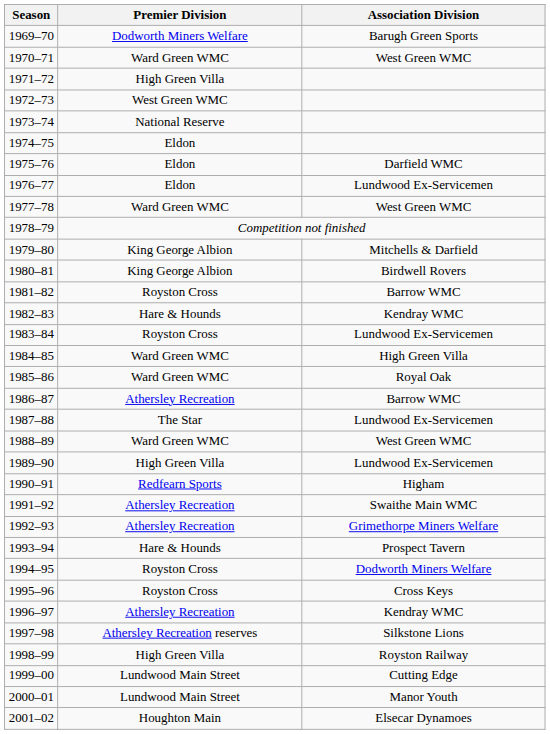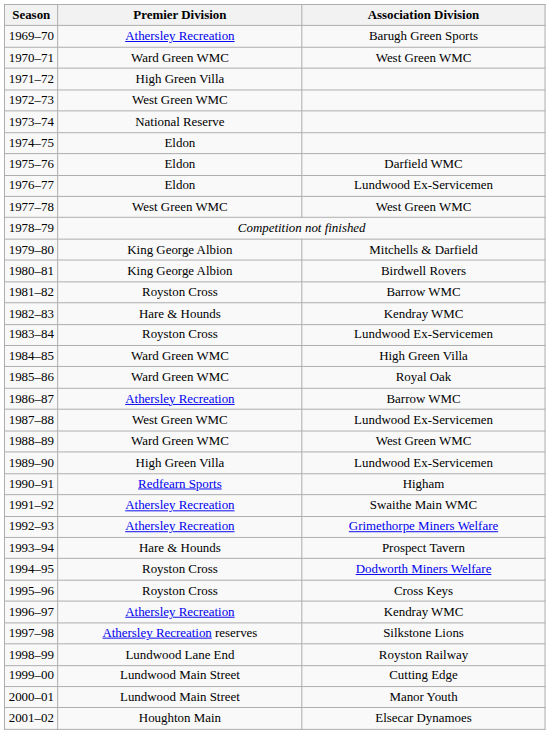(180, 36) Dodworth Miners Welfare -> (180, 36) Athersley Recreation
(180, 206) Ward Green WMC -> (180, 206) West Green WMC
(180, 419) The Star -> (180, 419) West Green WMC
(180, 654) High Green Villa -> (180, 654) Lundwood Lane End
